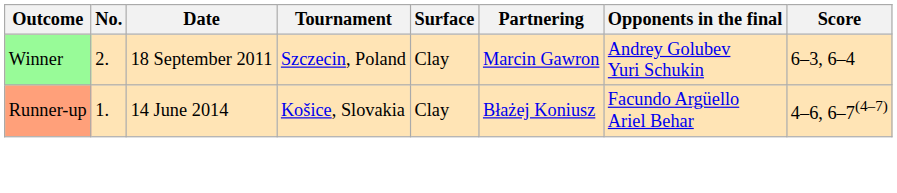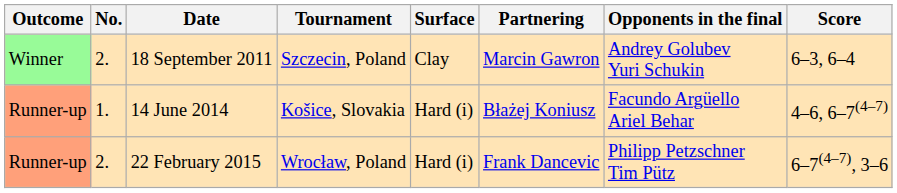(432, 110) Clay -> (444, 110) Hard (i)
+ row: (196, 161)
